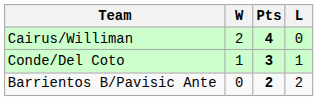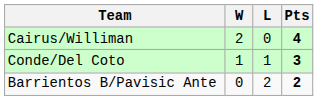columns swapped: (299, 16) <-> (269, 16)
